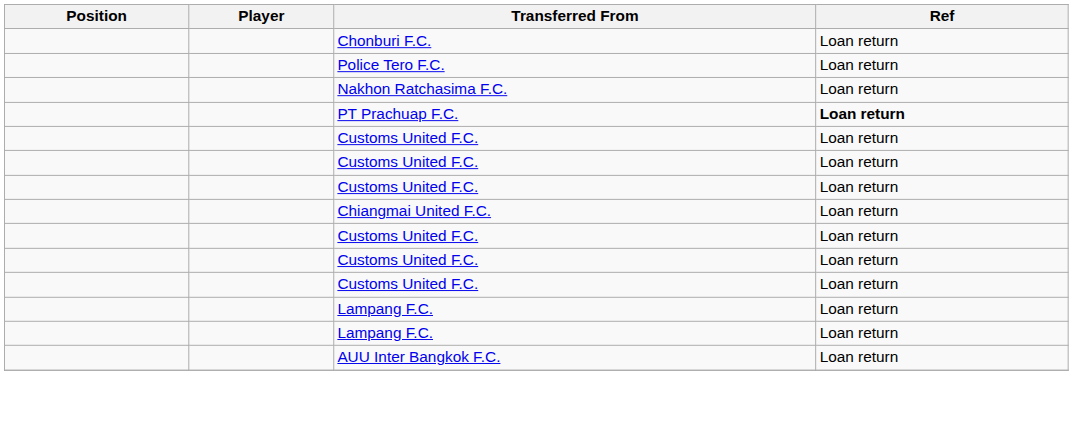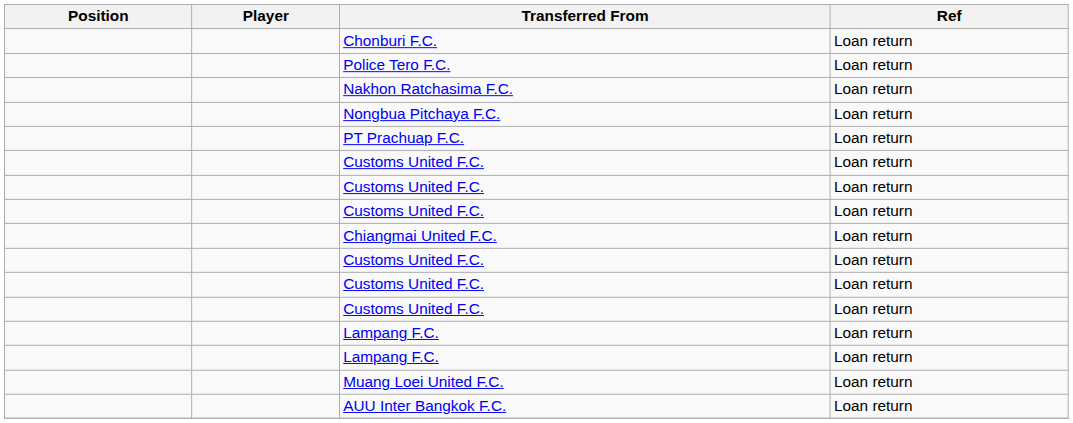+ row: (98, 114)
(862, 114) bold -> (873, 138) normal
+ row: (98, 382)
